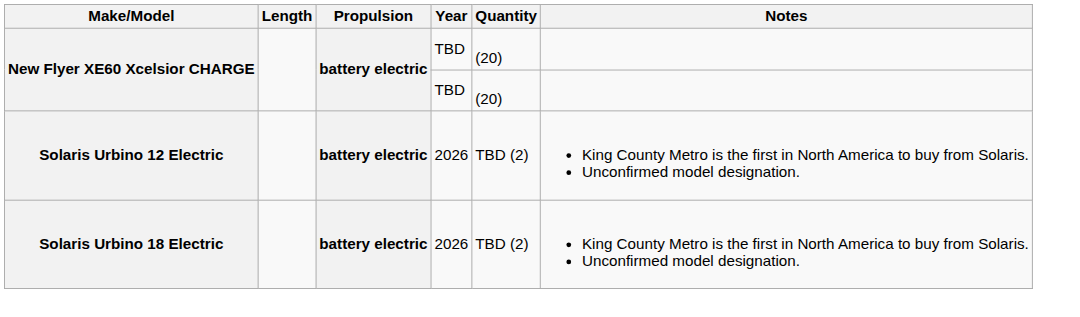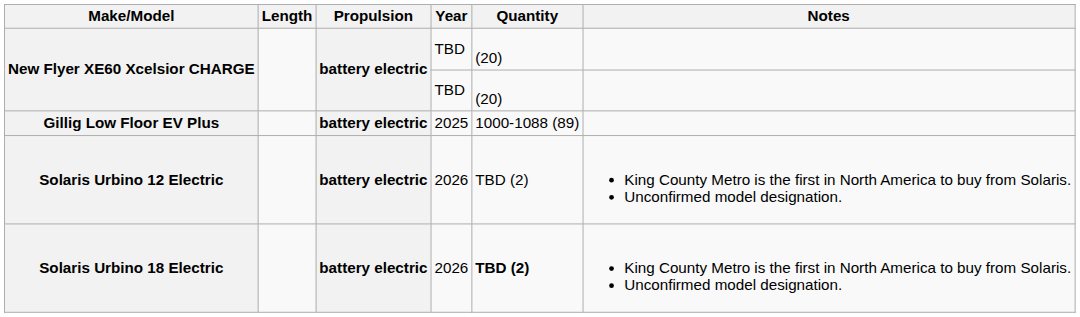+ row: (131, 123)
(502, 244) normal -> (502, 268) bold
